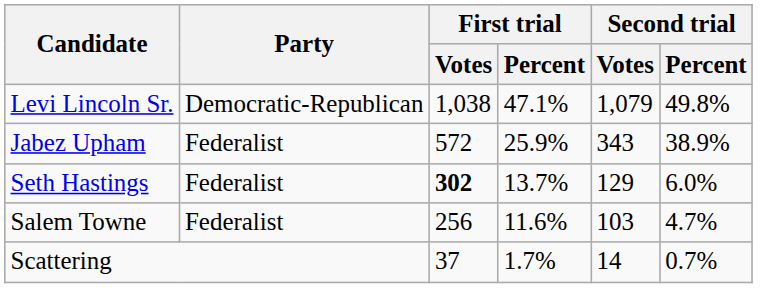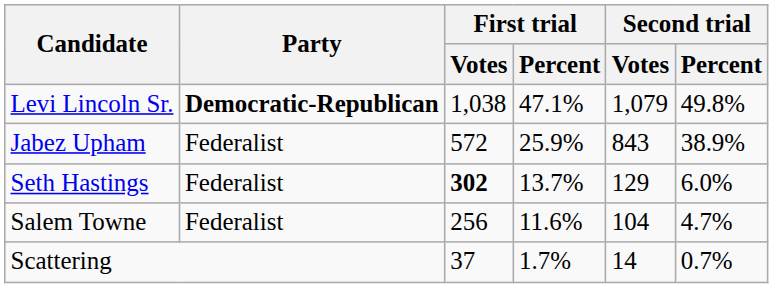(304, 103) normal -> (312, 103) bold
(615, 143) 343 -> (631, 143) 843
(615, 222) 103 -> (631, 222) 104
